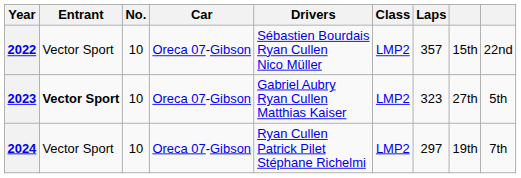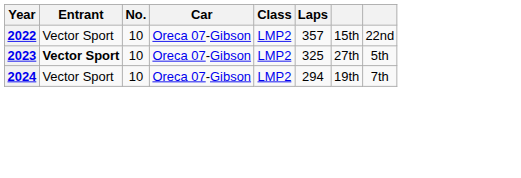- column: (313, 15)
(431, 99) 323 -> (313, 56) 325
(431, 149) 297 -> (313, 77) 294
